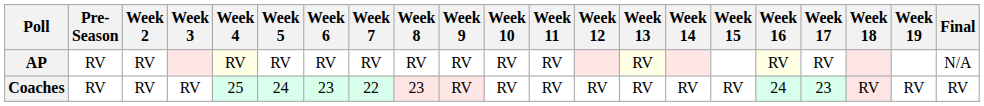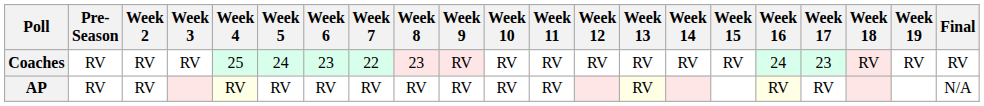rows swapped: (36, 62) <-> (36, 88)
